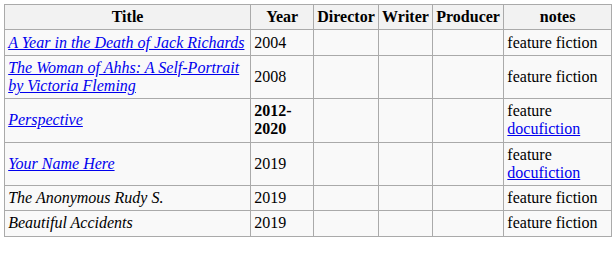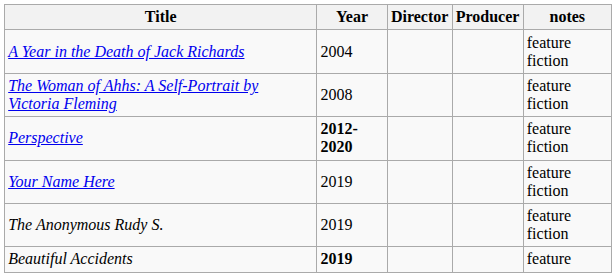- column: (406, 17)
(544, 120) feature docufiction -> (549, 138) feature fiction
(544, 163) feature docufiction -> (549, 181) feature fiction
(270, 223) normal -> (337, 259) bold
(552, 223) feature fiction -> (549, 259) feature
